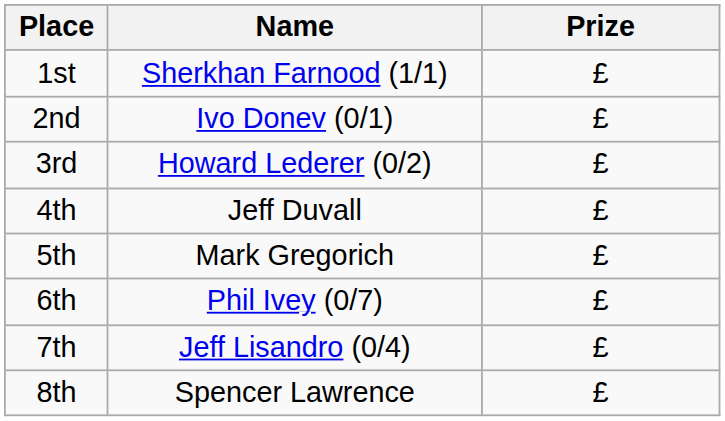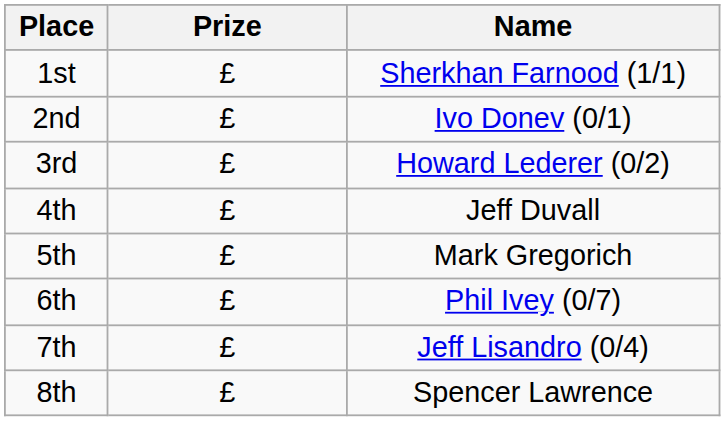columns swapped: (295, 27) <-> (601, 27)
